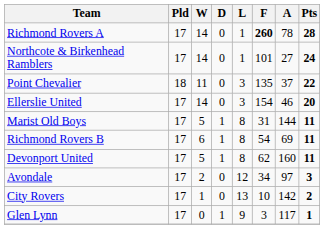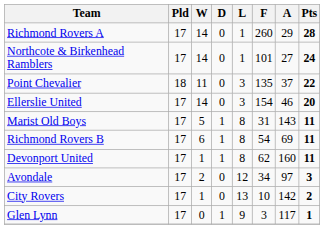(264, 32) bold -> (264, 32) normal
(287, 32) 78 -> (287, 32) 29
(287, 121) 144 -> (287, 121) 143
(202, 158) 5 -> (202, 158) 1
